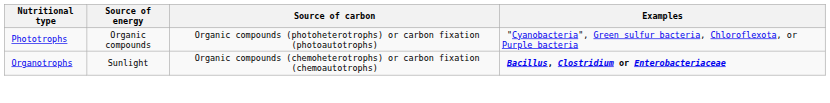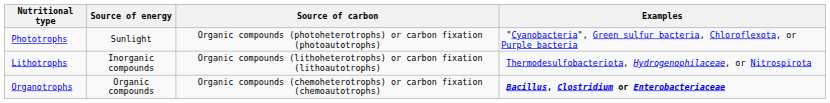(128, 40) Organic compounds -> (131, 40) Sunlight
+ row: (37, 63)
(128, 63) Sunlight -> (131, 87) Organic compounds
